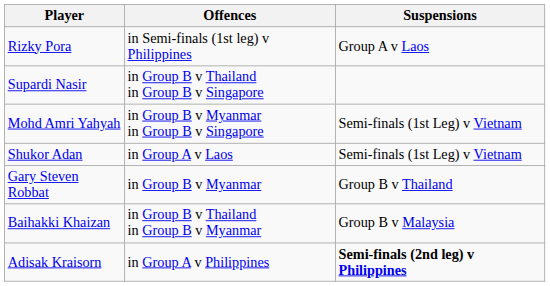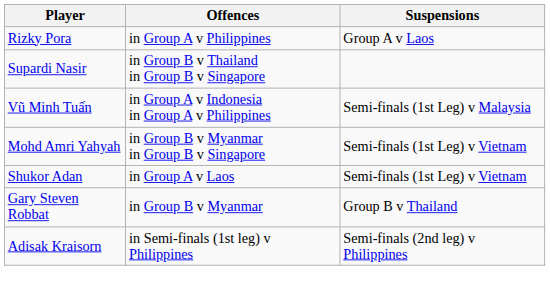(198, 46) in Semi-finals (1st leg) v Philippines -> (200, 38) in Group A v Philippines
+ row: (50, 107)
- row: (59, 223)
(198, 261) in Group A v Philippines -> (200, 245) in Semi-finals (1st leg) v Philippines
(406, 261) bold -> (409, 245) normal
